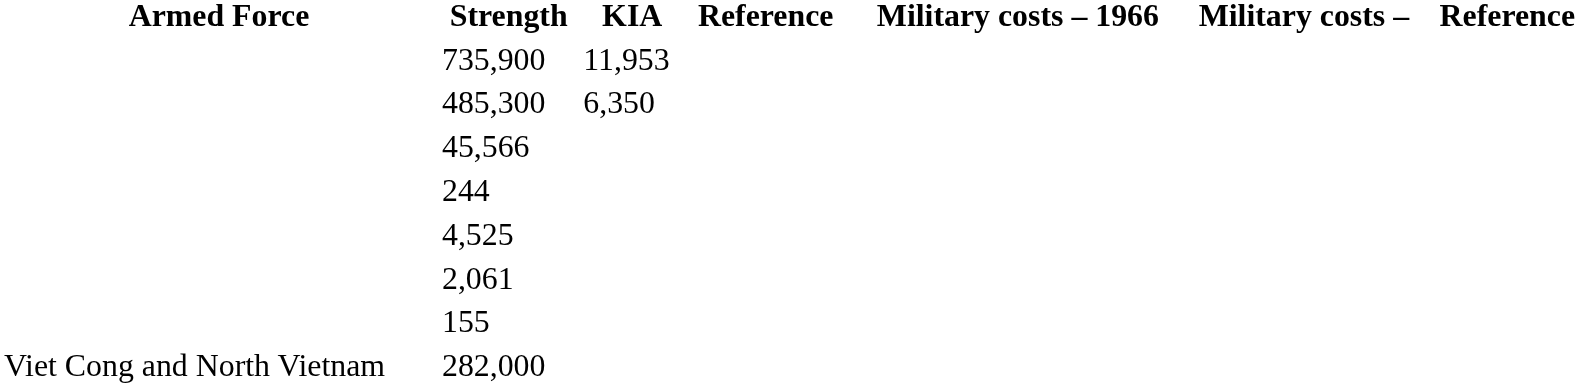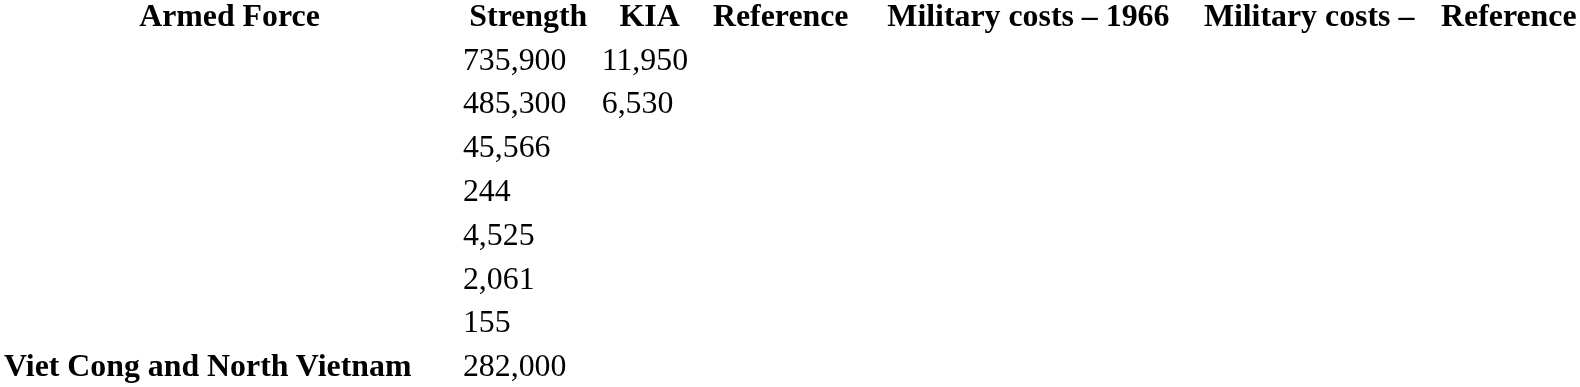(626, 59) 11,953 -> (645, 59) 11,950
(619, 102) 6,350 -> (638, 102) 6,530
(195, 365) normal -> (208, 365) bold
